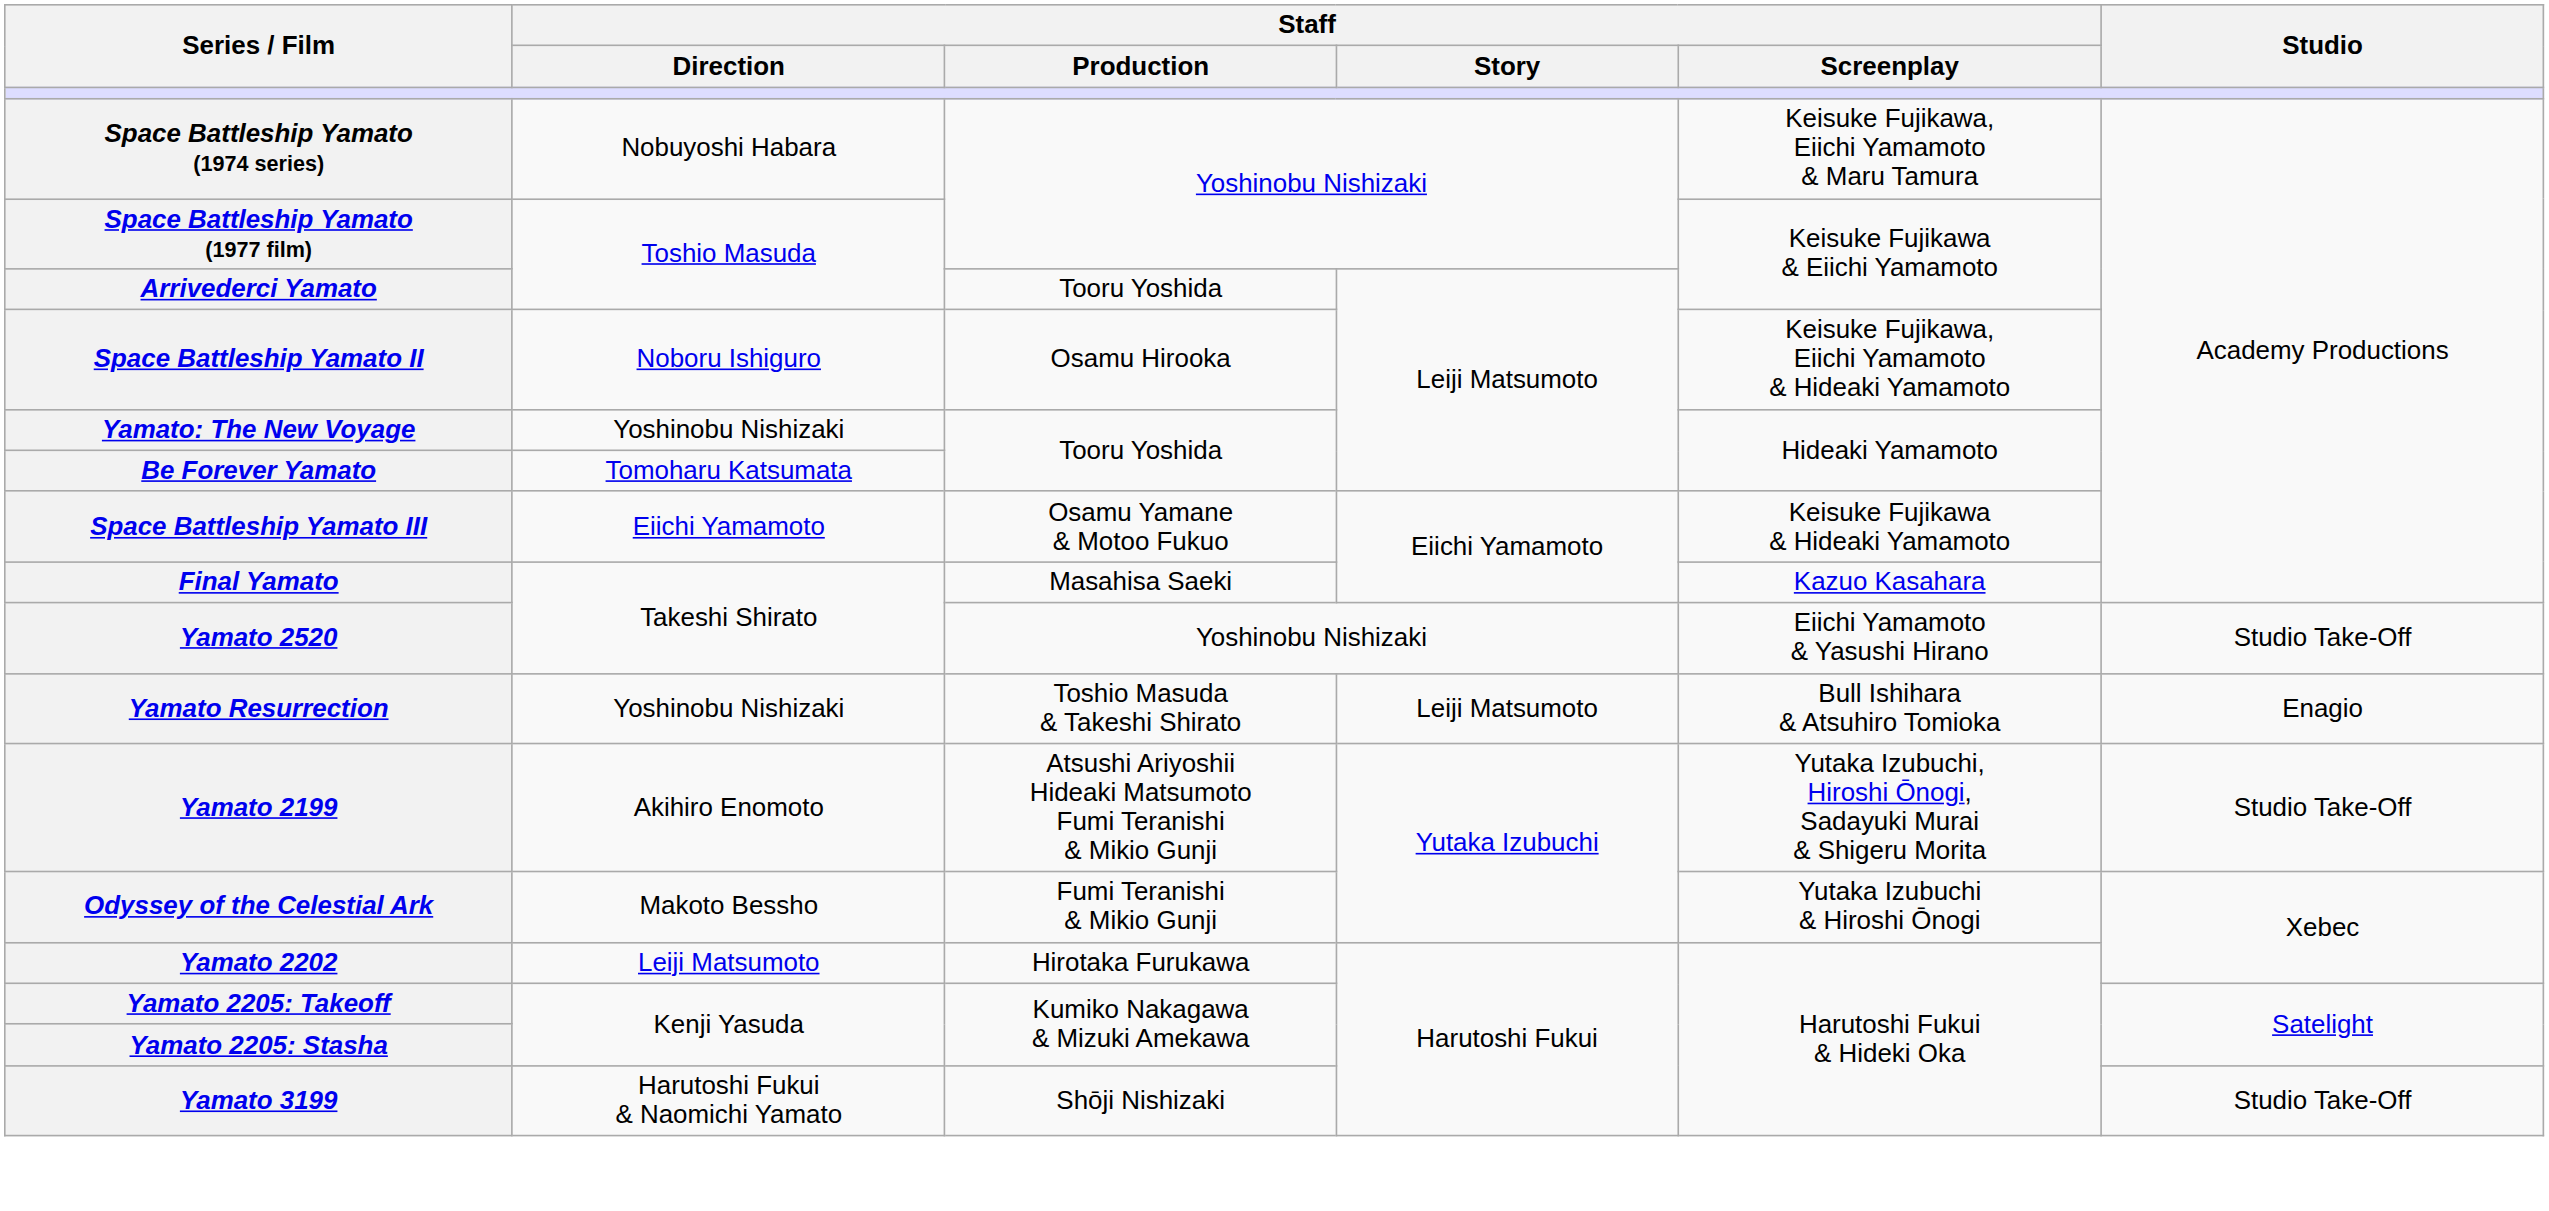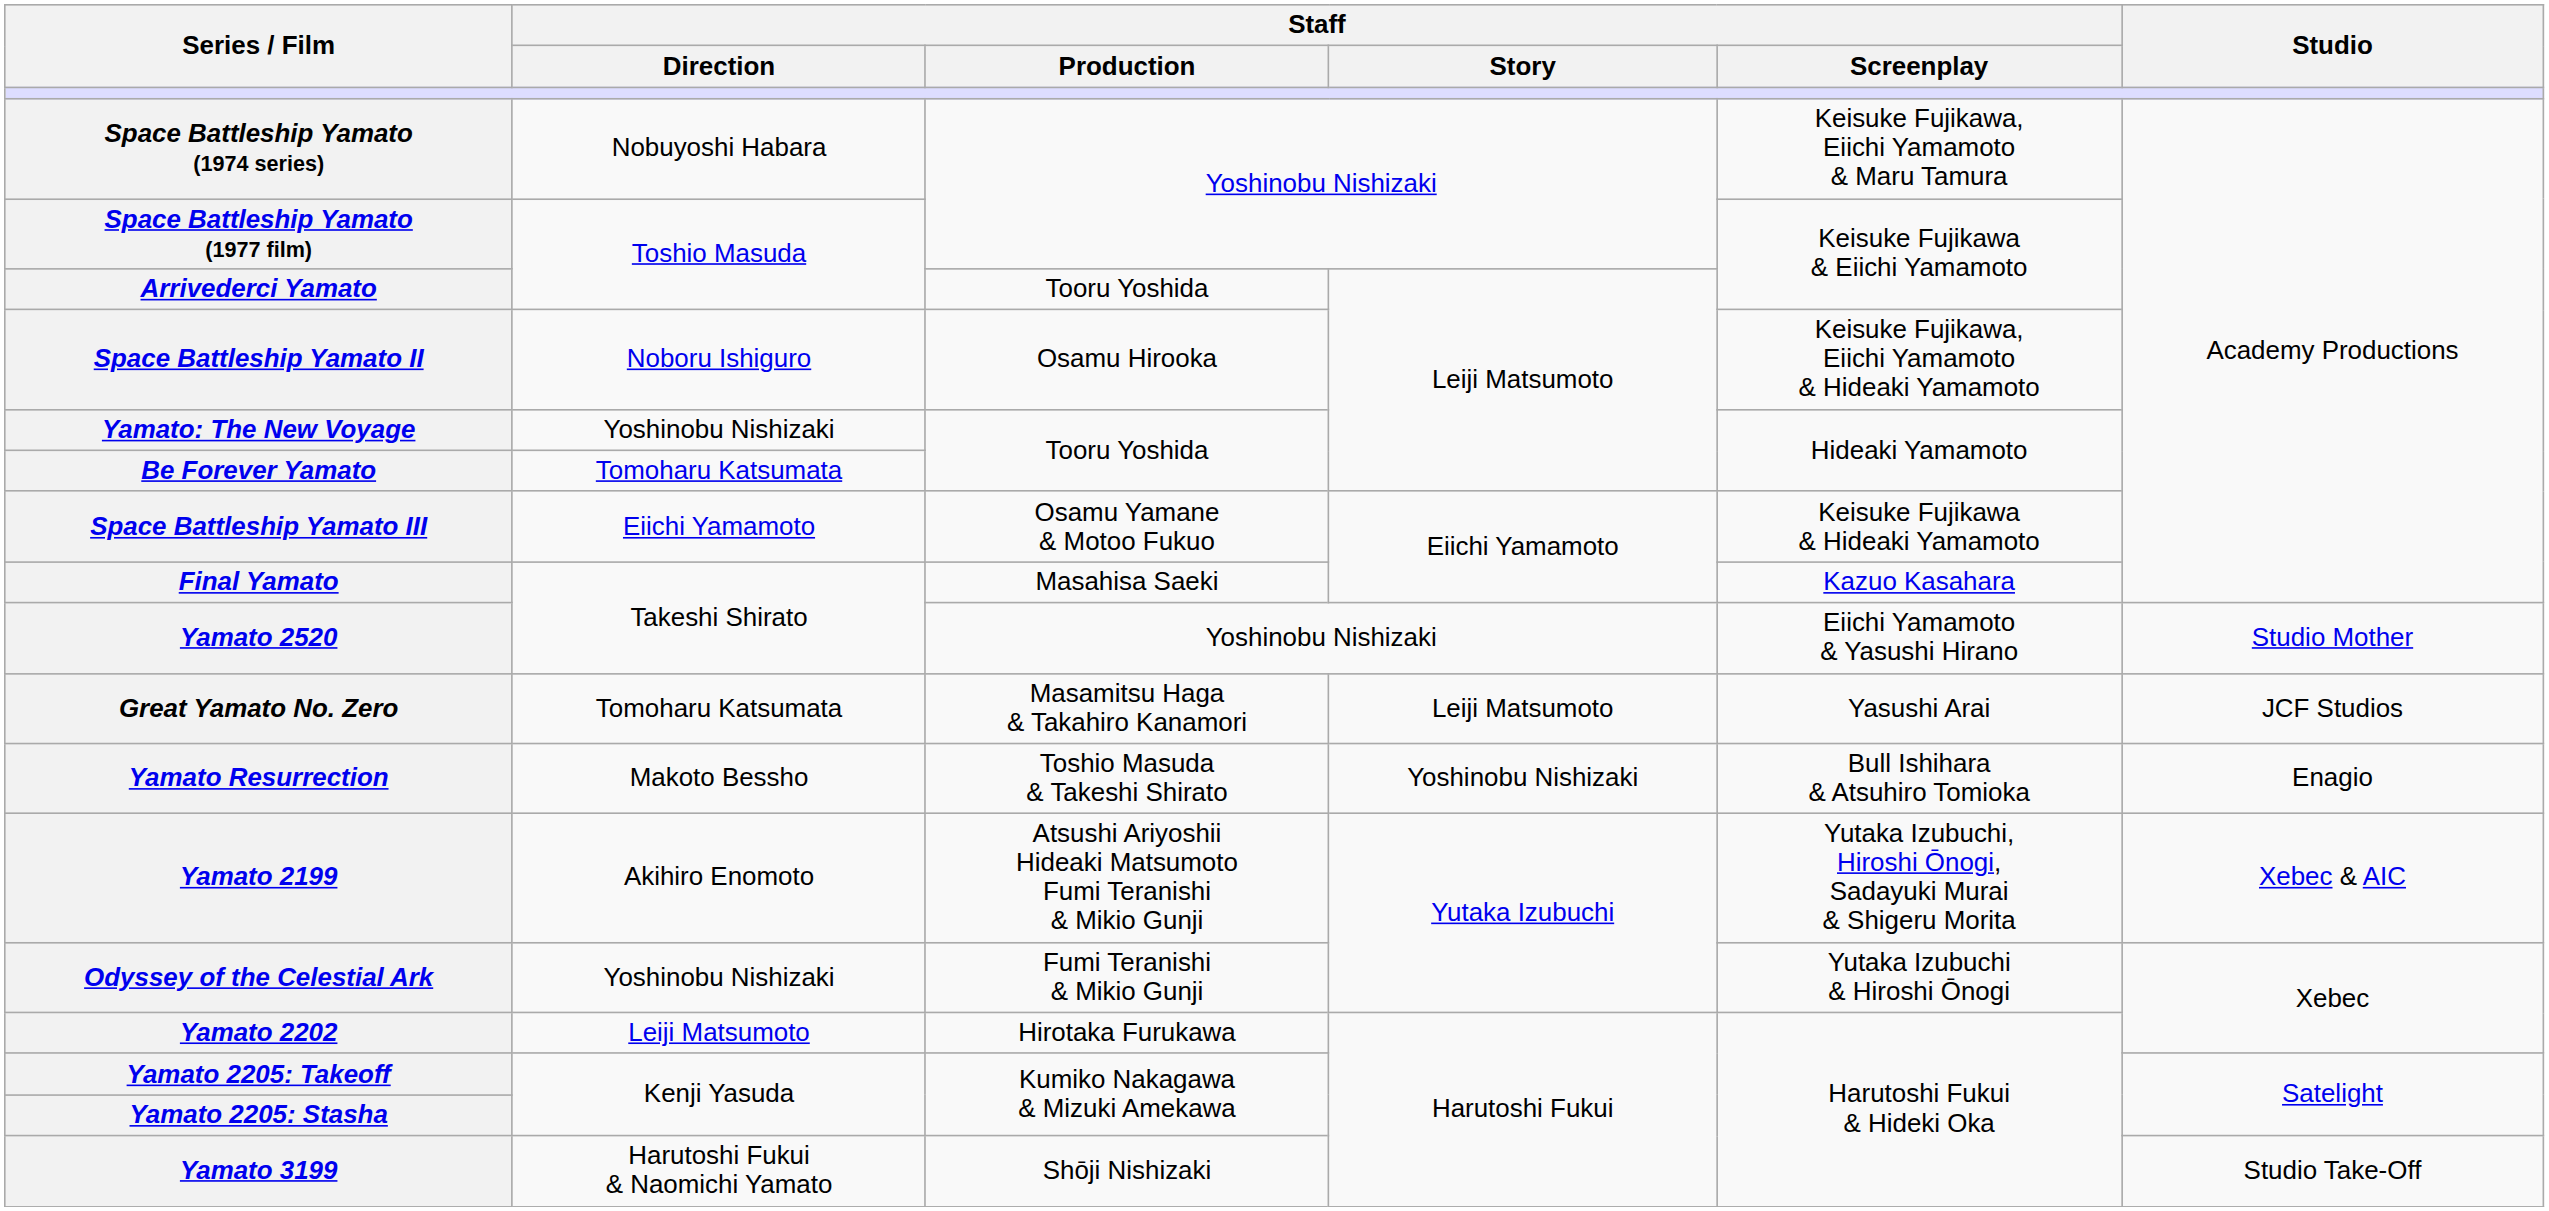(2323, 637) Studio Take-Off -> (2332, 637) Studio Mother
+ row: (259, 707)
(729, 707) Yoshinobu Nishizaki -> (719, 778) Makoto Bessho
(1507, 707) Leiji Matsumoto -> (1523, 778) Yoshinobu Nishizaki
(2323, 807) Studio Take-Off -> (2332, 877) Xebec & AIC
(729, 906) Makoto Bessho -> (719, 977) Yoshinobu Nishizaki
